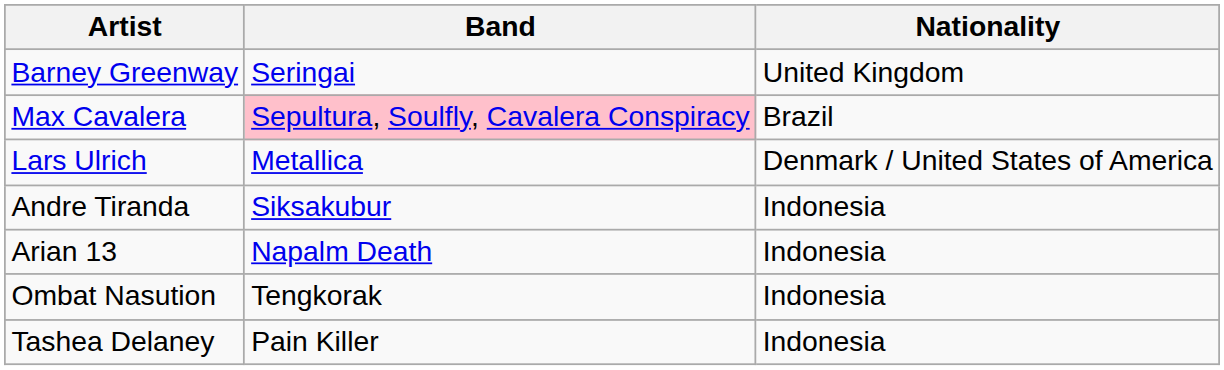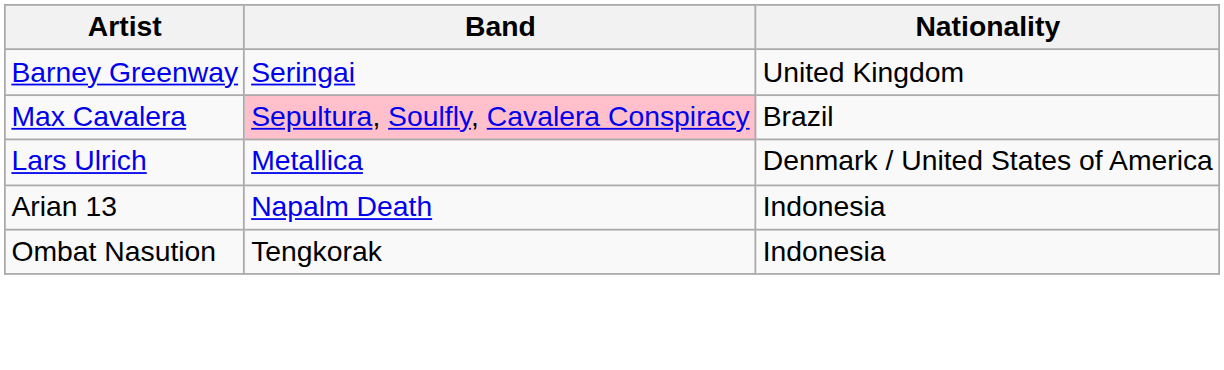- row: (100, 206)
- row: (113, 341)
